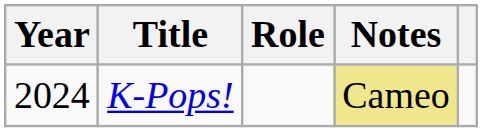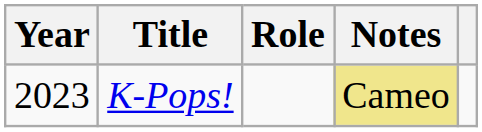(52, 94) 2024 -> (52, 94) 2023
